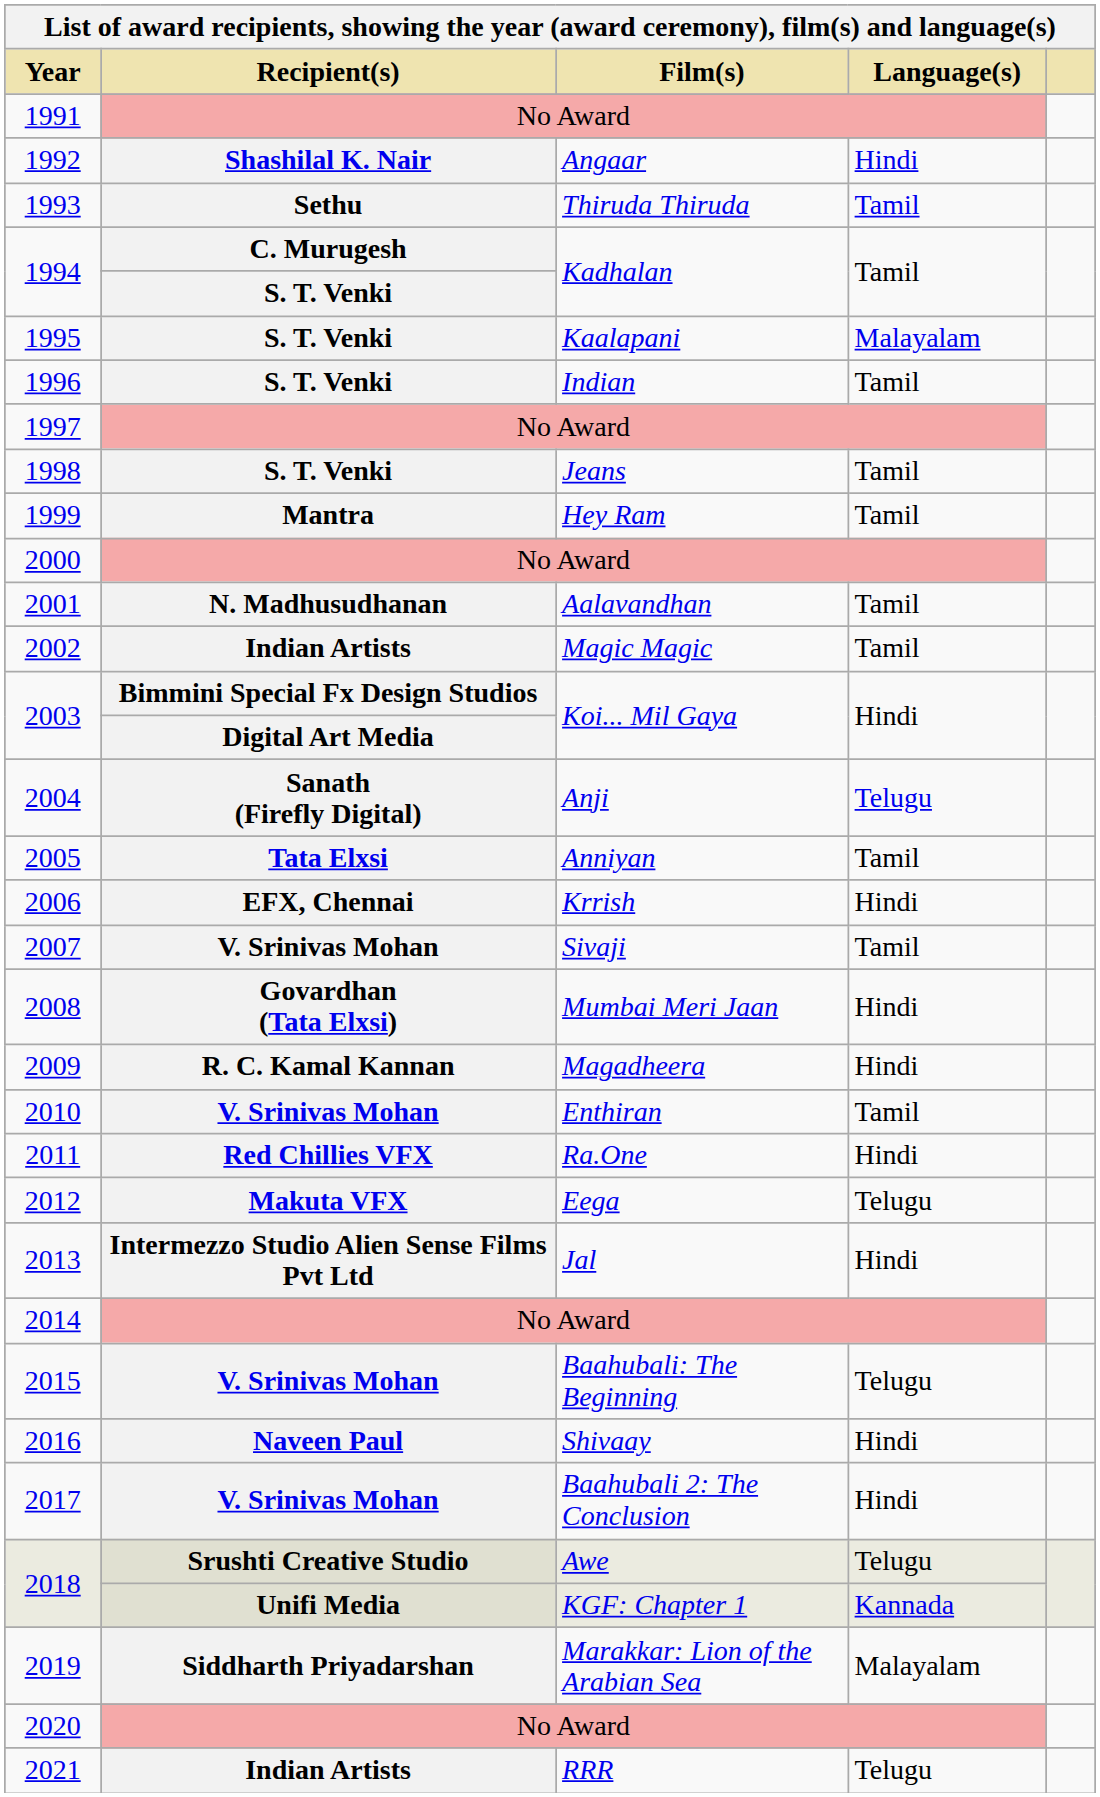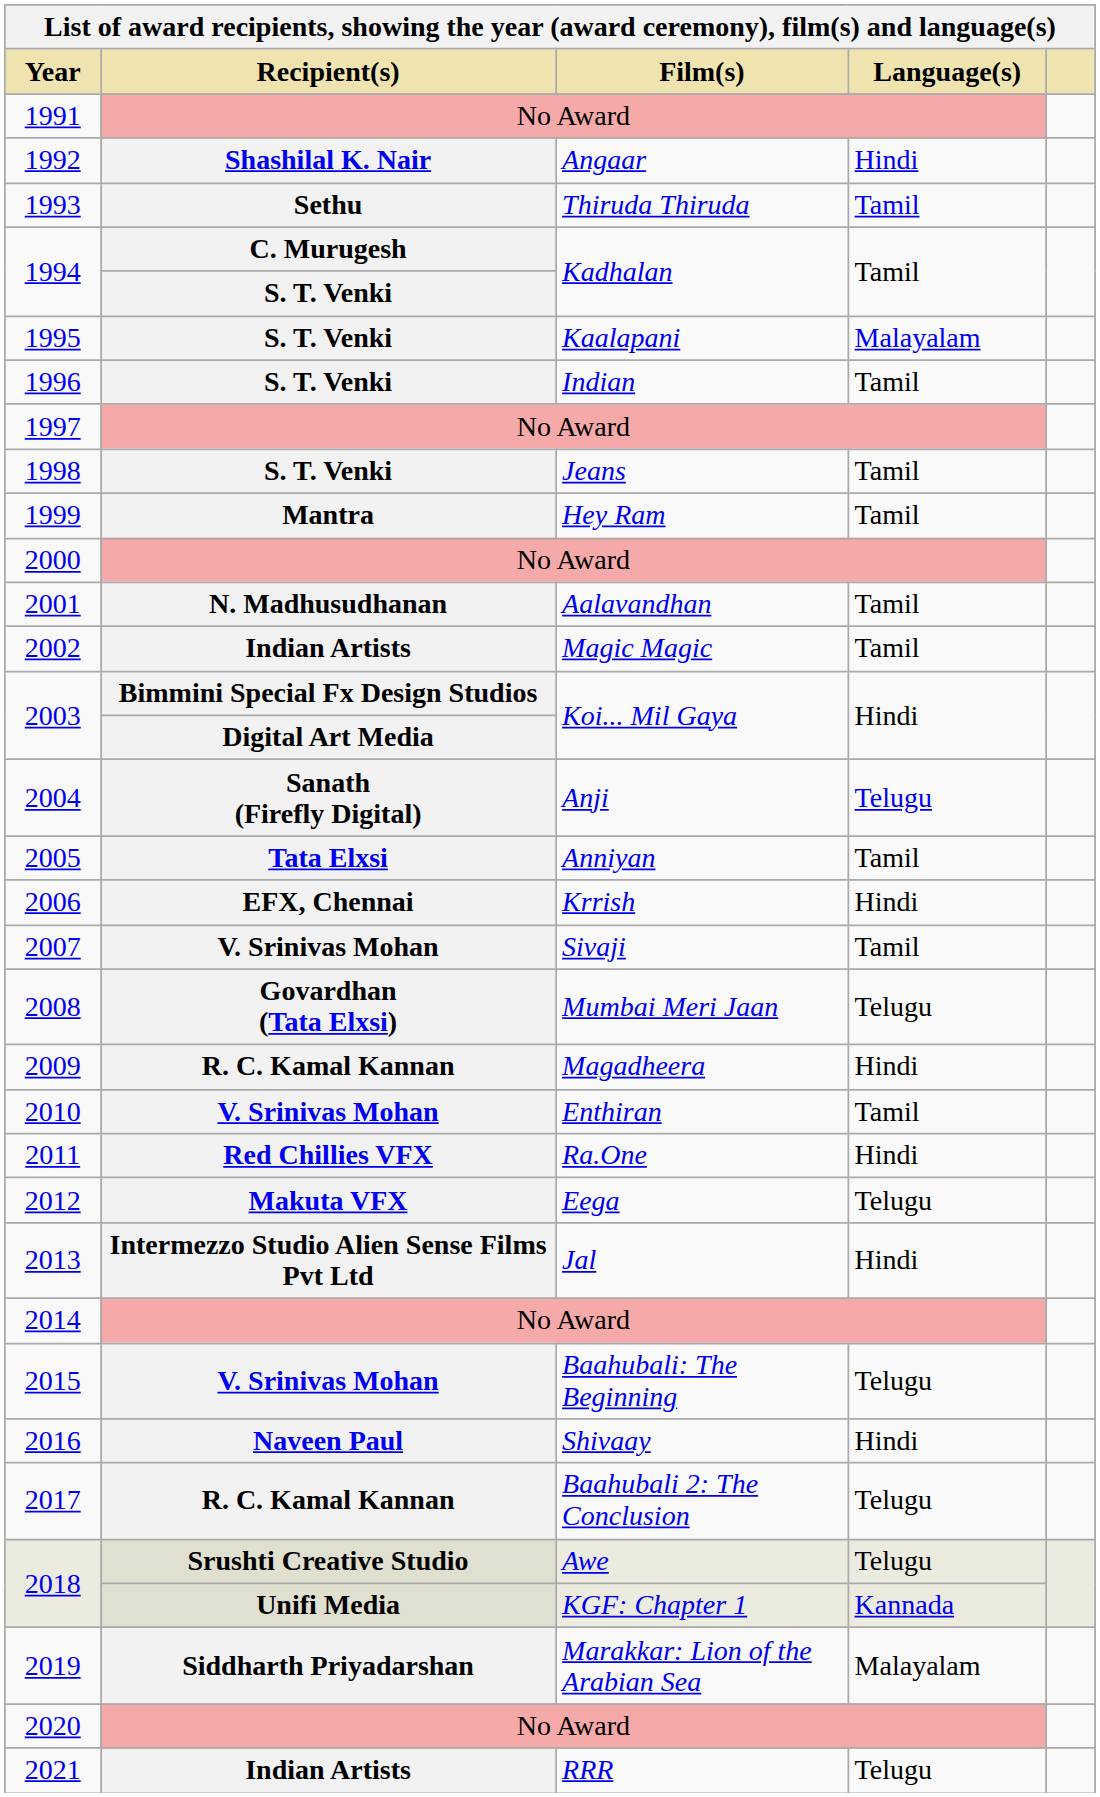(887, 1006) Hindi -> (893, 1006) Telugu
(328, 1500) V. Srinivas Mohan -> (328, 1500) R. C. Kamal Kannan
(887, 1500) Hindi -> (893, 1500) Telugu
